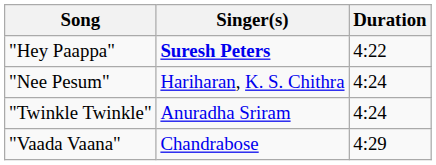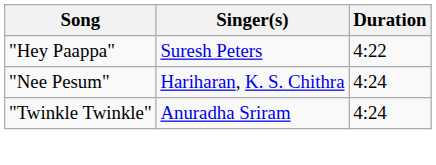(215, 51) bold -> (211, 51) normal
- row: (65, 144)
